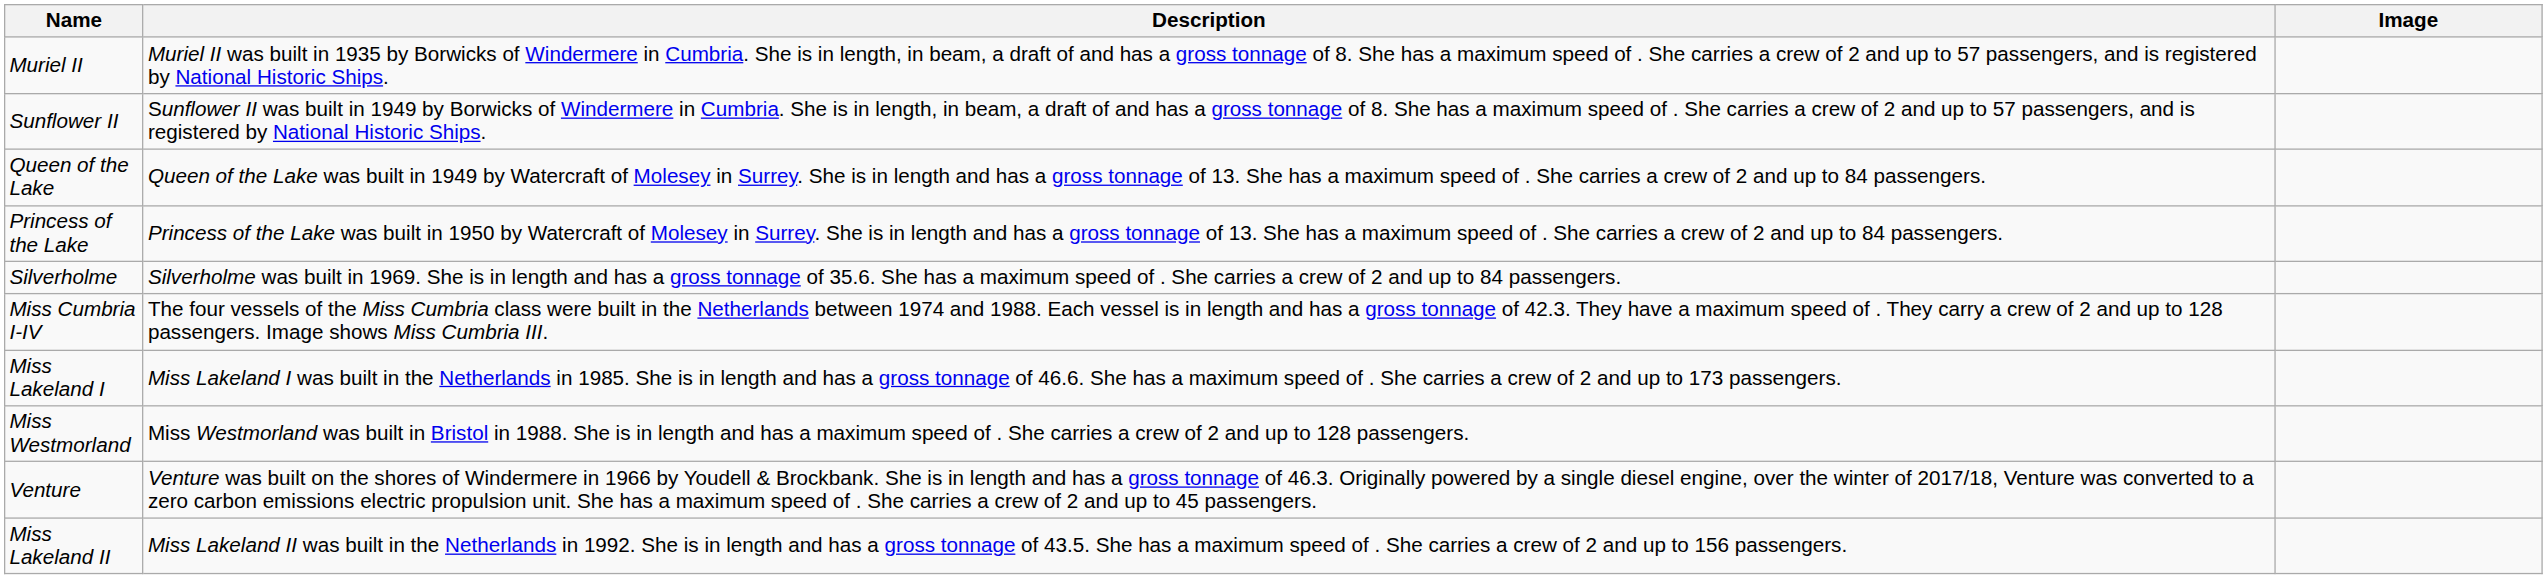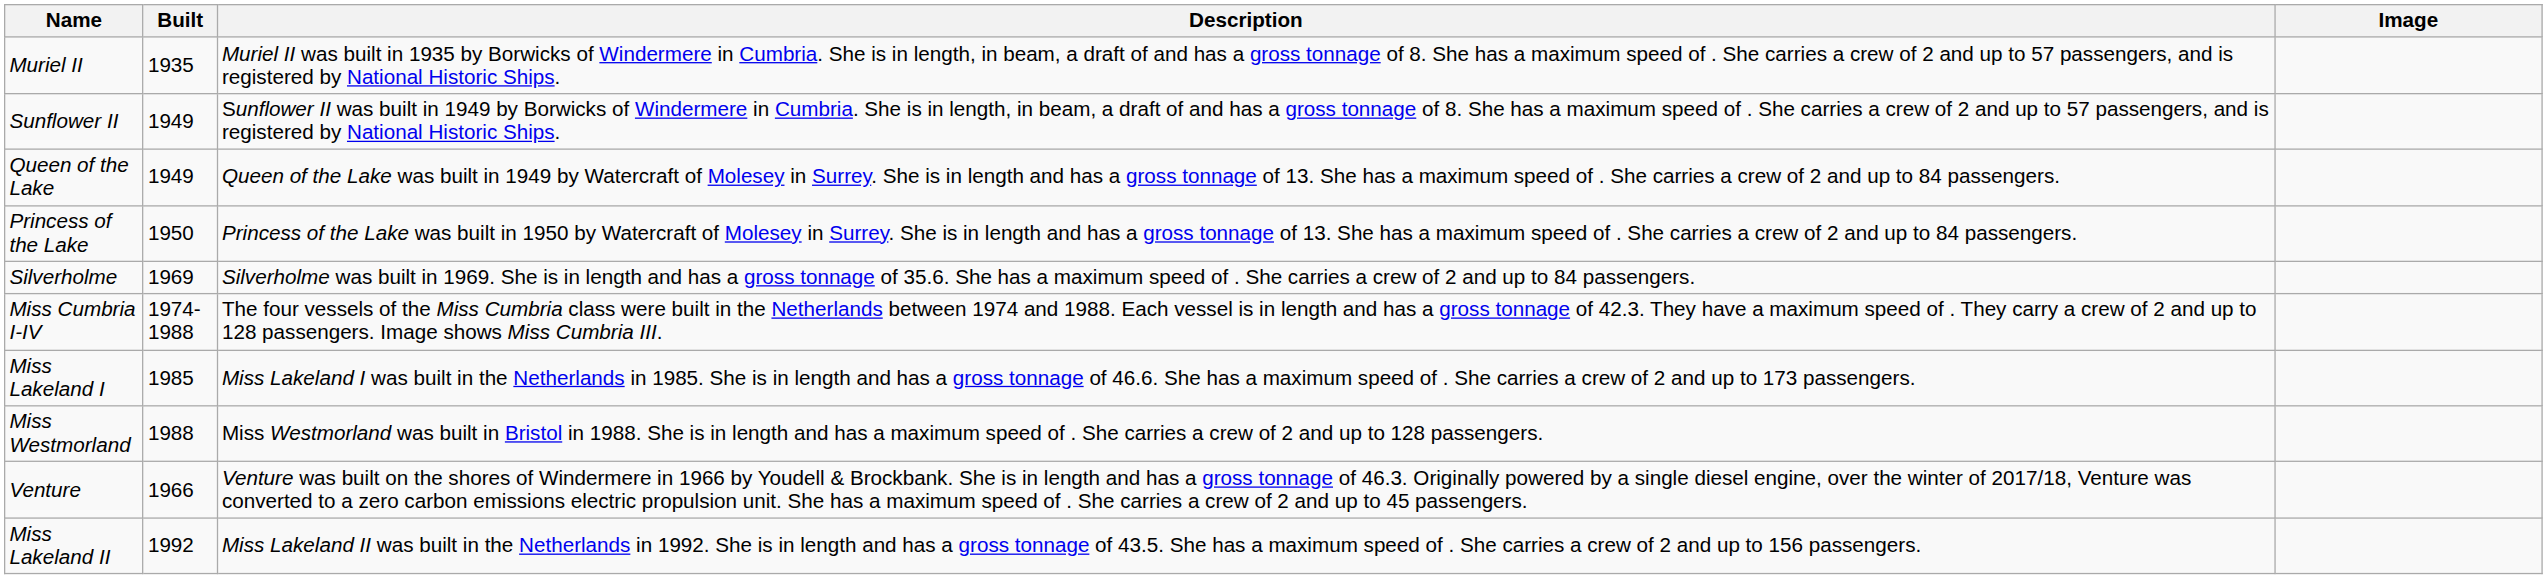+ column: (180, 20)
